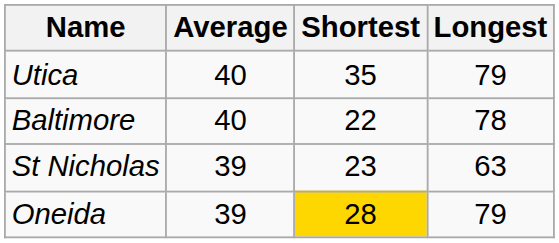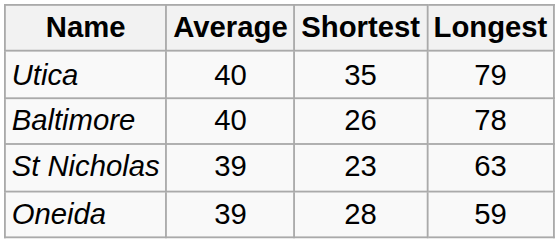(361, 120) 22 -> (361, 120) 26
(361, 213) gold background -> (361, 213) no background
(490, 213) 79 -> (490, 213) 59
